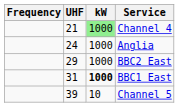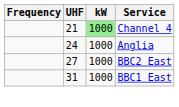(72, 61) 29 -> (72, 61) 27
(101, 78) bold -> (101, 78) normal
- row: (145, 94)
